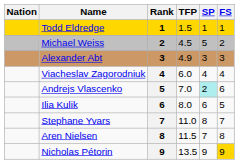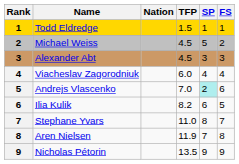columns swapped: (162, 12) <-> (22, 12)
(185, 58) 4.9 -> (185, 58) 4.5
(185, 105) 8.0 -> (185, 105) 8.2
(187, 136) 11.5 -> (187, 136) 11.9
(222, 151) gold background -> (222, 151) no background
